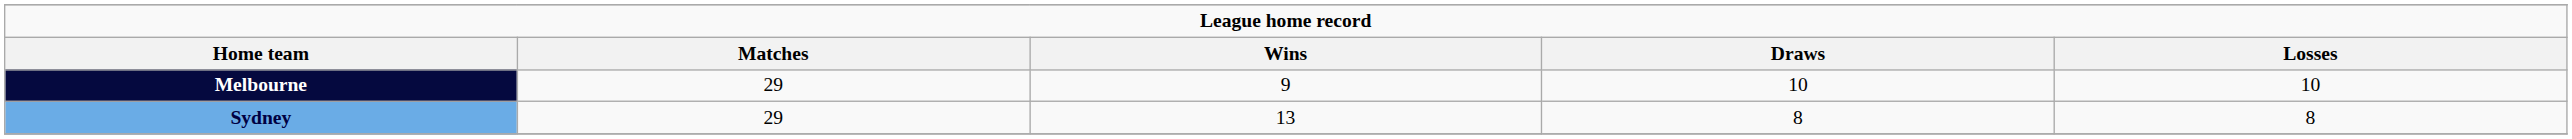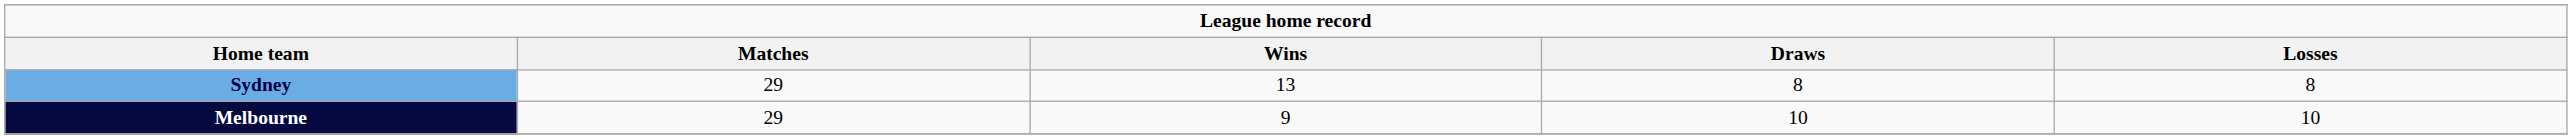rows swapped: (261, 117) <-> (261, 85)
